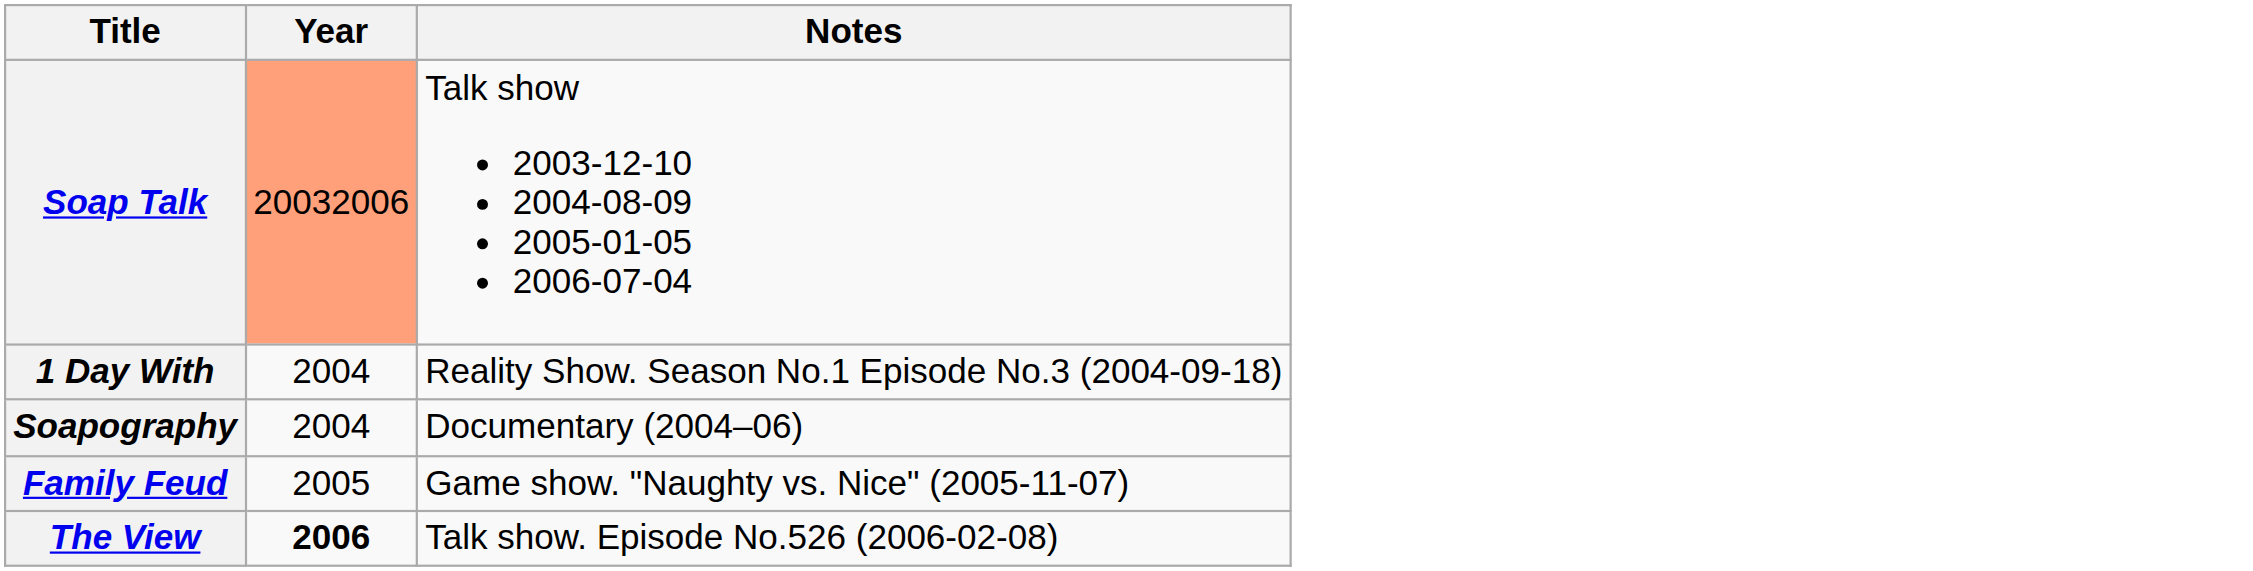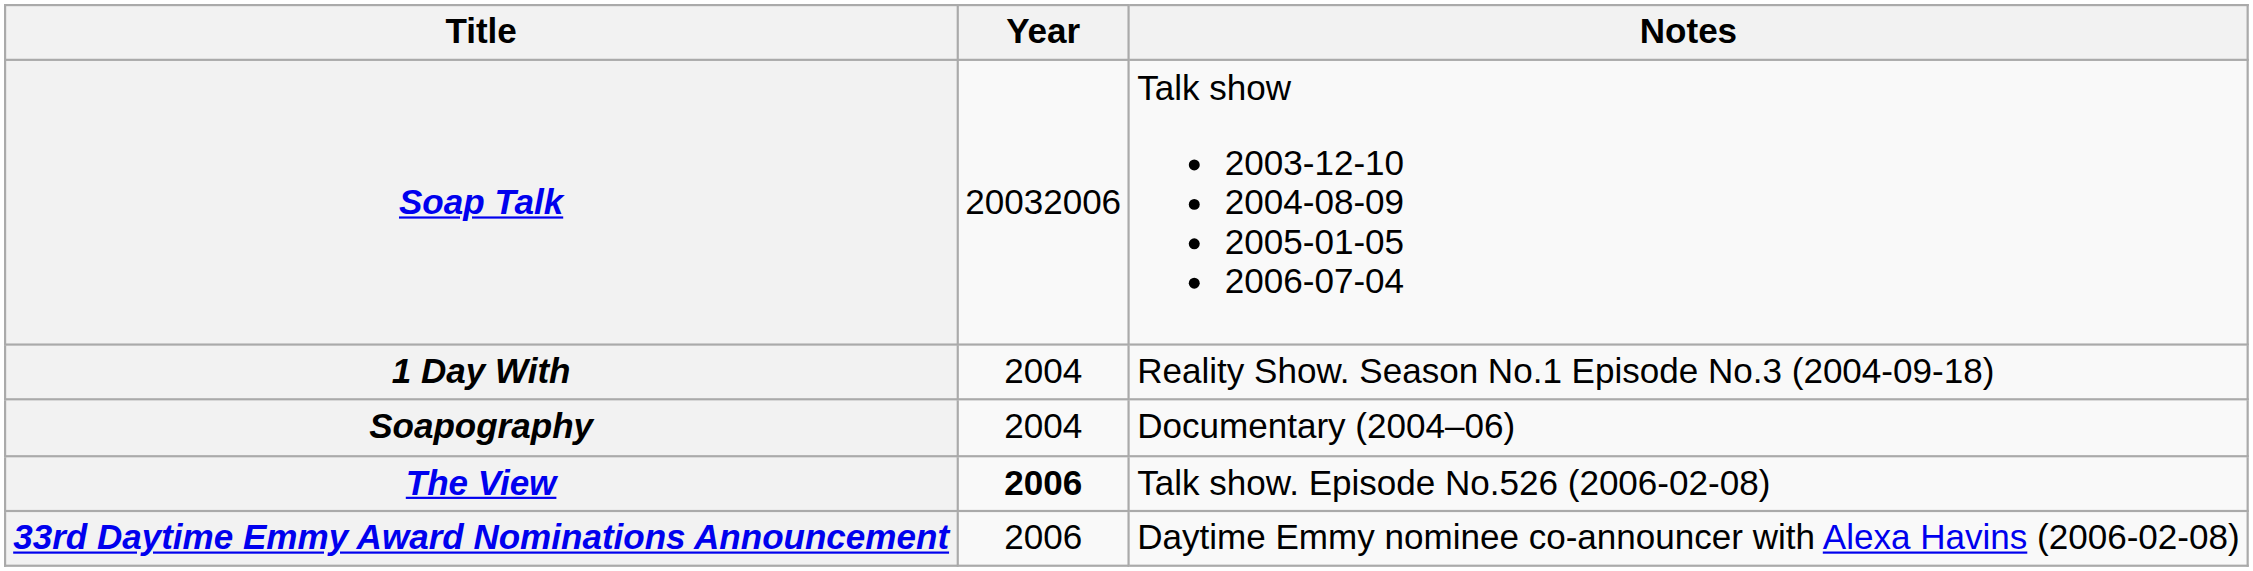(331, 201) lightsalmon background -> (1043, 201) no background
- row: (125, 482)
+ row: (481, 537)
